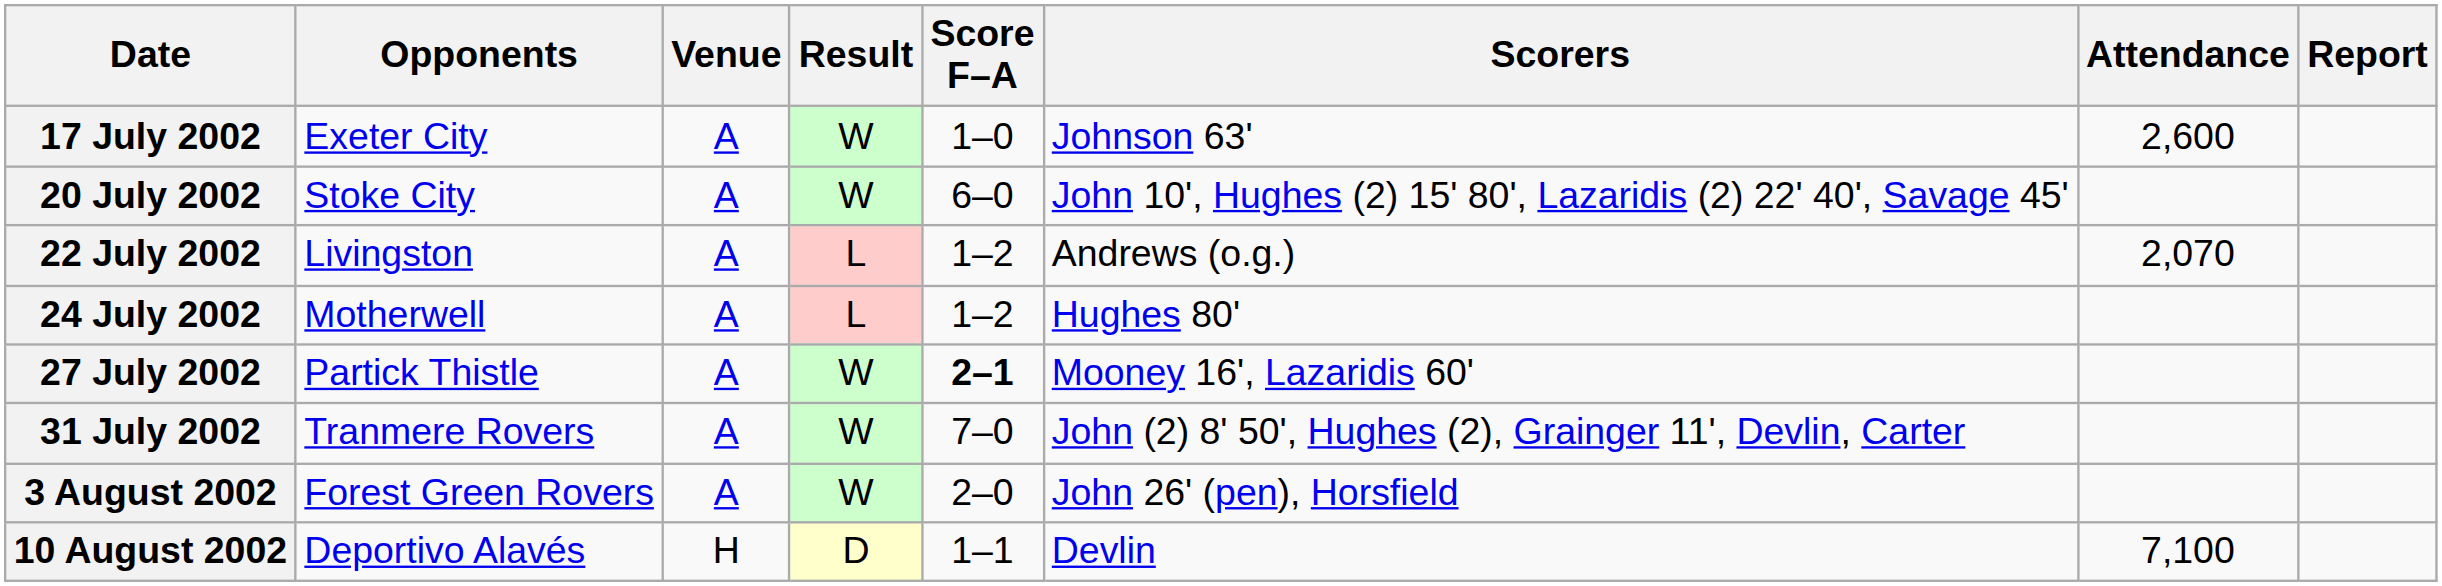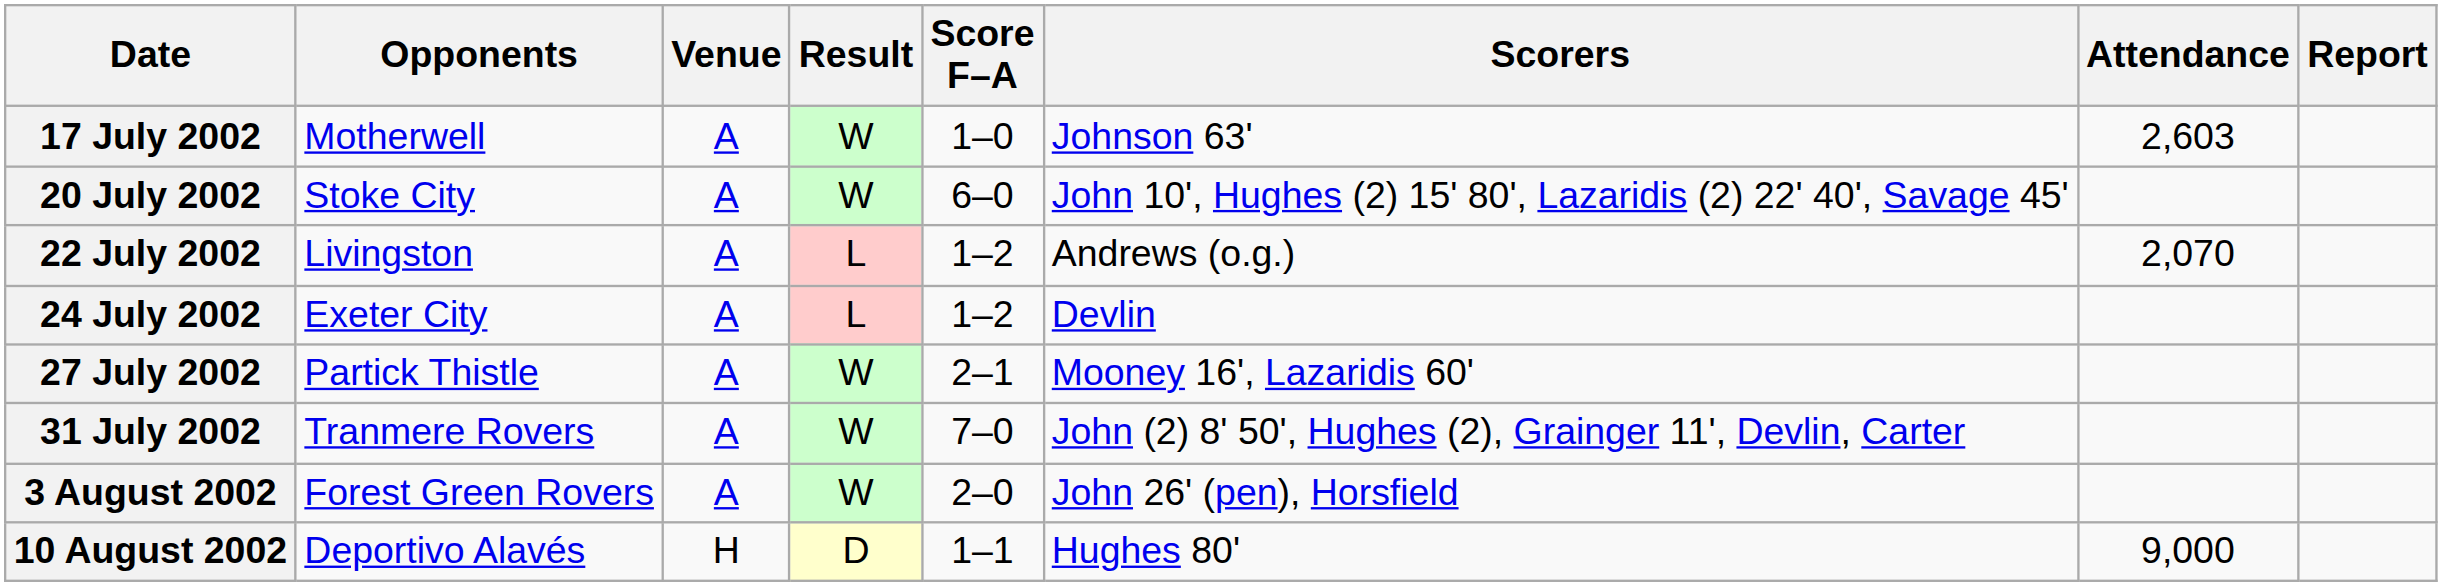(396, 135) Exeter City -> (395, 135) Motherwell
(2188, 135) 2,600 -> (2188, 135) 2,603
(395, 313) Motherwell -> (396, 313) Exeter City
(1146, 313) Hughes 80' -> (1104, 313) Devlin
(982, 373) bold -> (982, 373) normal
(1104, 551) Devlin -> (1146, 551) Hughes 80'
(2188, 551) 7,100 -> (2188, 551) 9,000
